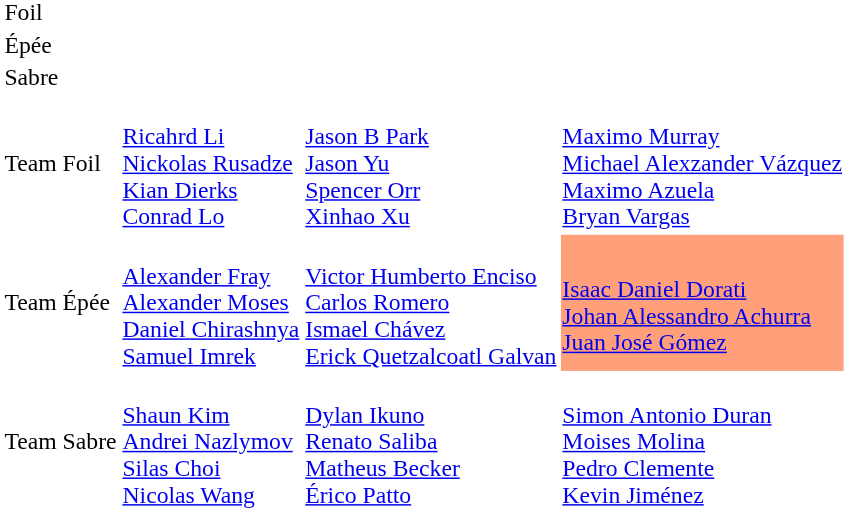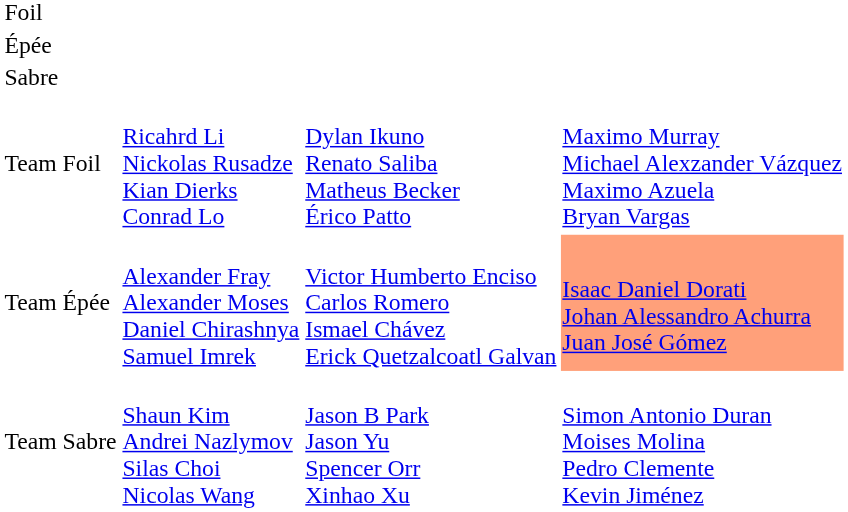(367, 176) Jason B Park Jason Yu Spencer Orr Xinhao Xu -> (383, 176) Dylan Ikuno Renato Saliba Matheus Becker Érico Patto
(383, 455) Dylan Ikuno Renato Saliba Matheus Becker Érico Patto -> (367, 455) Jason B Park Jason Yu Spencer Orr Xinhao Xu
